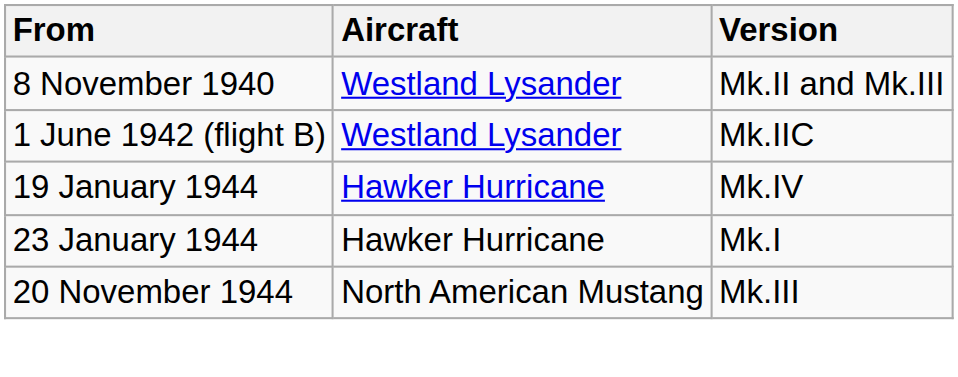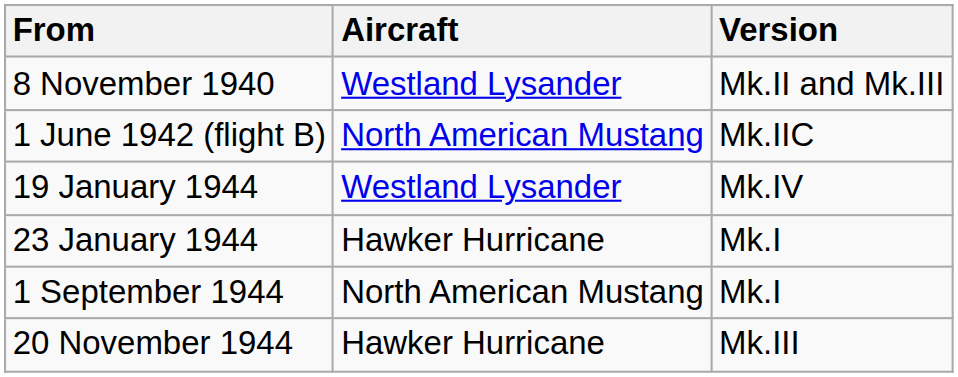(481, 135) Westland Lysander -> (522, 135) North American Mustang
(473, 187) Hawker Hurricane -> (481, 187) Westland Lysander
+ row: (148, 291)
(522, 291) North American Mustang -> (473, 344) Hawker Hurricane
